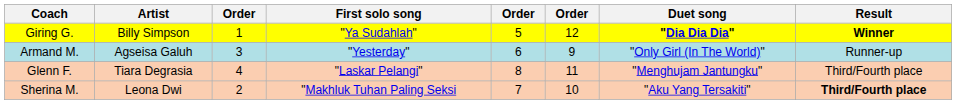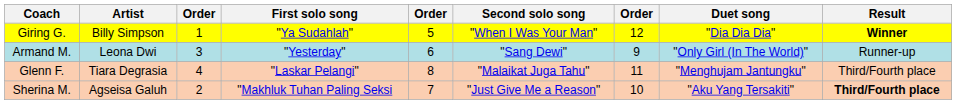+ column: (534, 14)
(697, 33) bold -> (741, 33) normal
(153, 52) Agseisa Galuh -> (128, 52) Leona Dwi
(153, 90) Leona Dwi -> (128, 90) Agseisa Galuh
